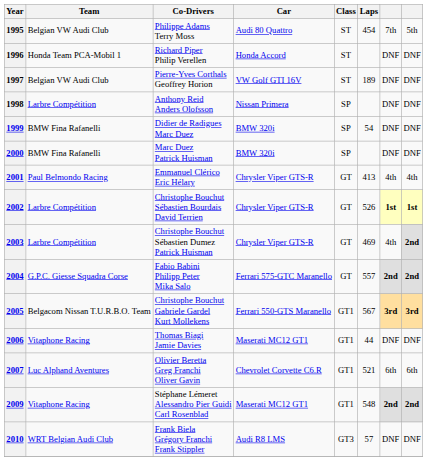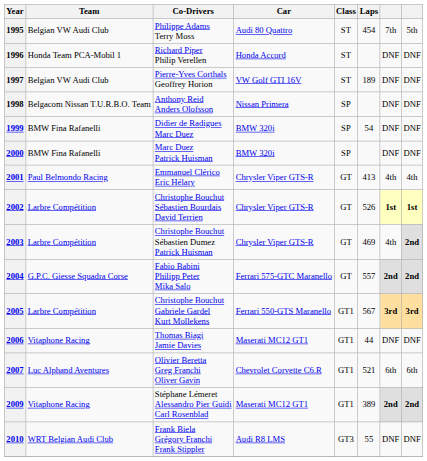(62, 104) Larbre Compétition -> (89, 104) Belgacom Nissan T.U.R.B.O. Team
(89, 311) Belgacom Nissan T.U.R.B.O. Team -> (62, 311) Larbre Compétition
(369, 405) 548 -> (369, 405) 389
(369, 439) 57 -> (369, 439) 55
